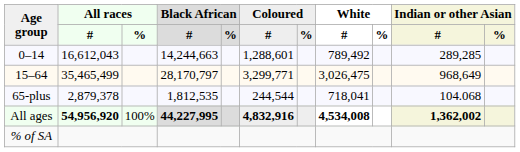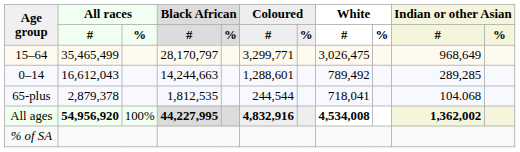rows swapped: (31, 55) <-> (31, 75)
